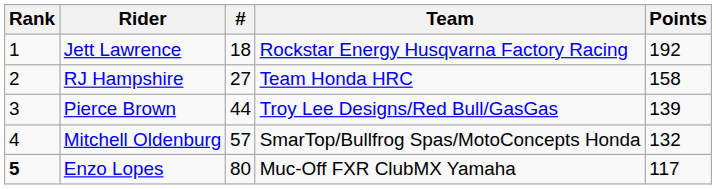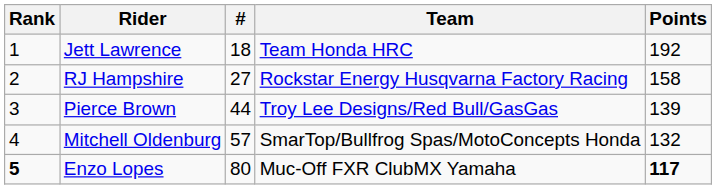(444, 49) Rockstar Energy Husqvarna Factory Racing -> (336, 49) Team Honda HRC
(336, 79) Team Honda HRC -> (444, 79) Rockstar Energy Husqvarna Factory Racing
(664, 169) normal -> (665, 169) bold
